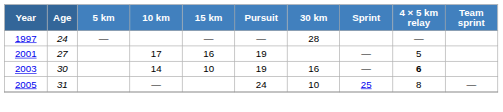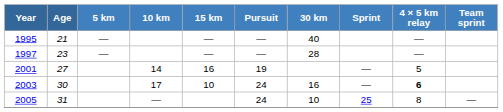+ row: (26, 38)
(62, 38) 24 -> (62, 54) 23
(156, 54) 17 -> (156, 69) 14
(156, 69) 14 -> (156, 85) 17
(261, 69) 19 -> (261, 85) 24
